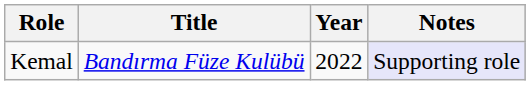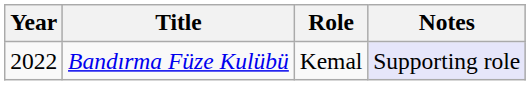columns swapped: (339, 23) <-> (41, 23)
